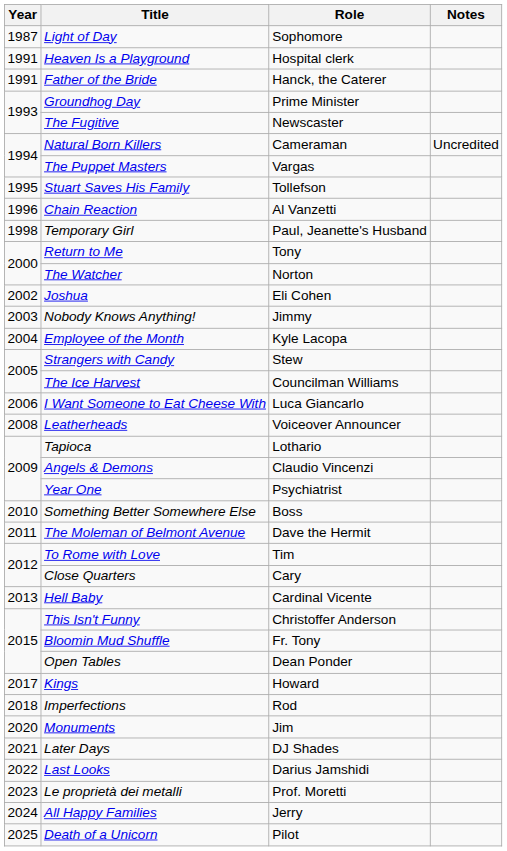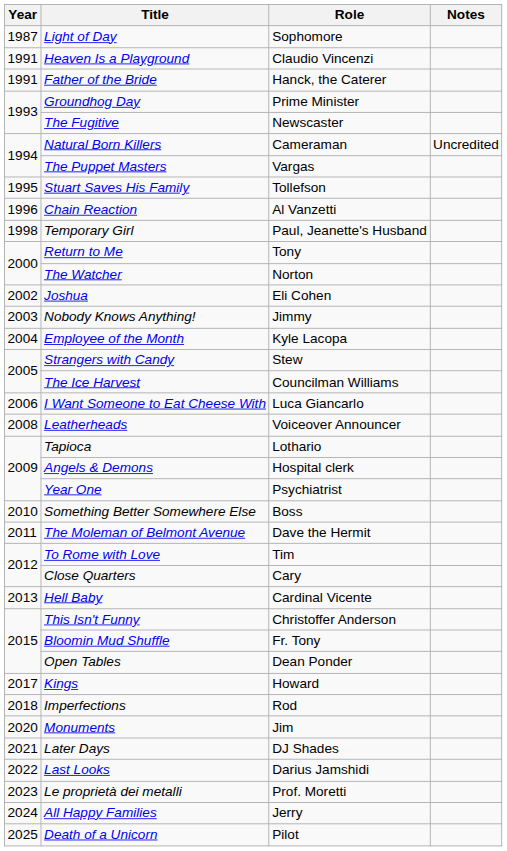(313, 58) Hospital clerk -> (323, 58) Claudio Vincenzi
(323, 468) Claudio Vincenzi -> (313, 468) Hospital clerk
